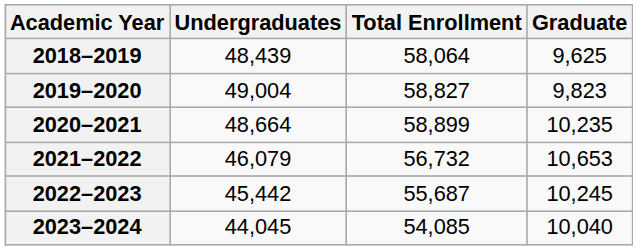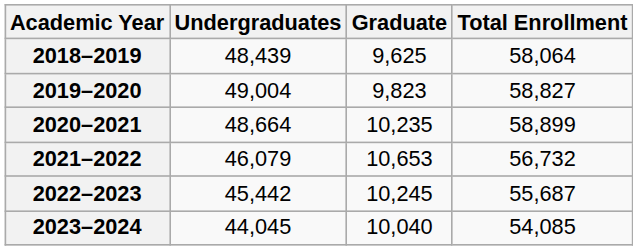columns swapped: (580, 22) <-> (437, 22)
